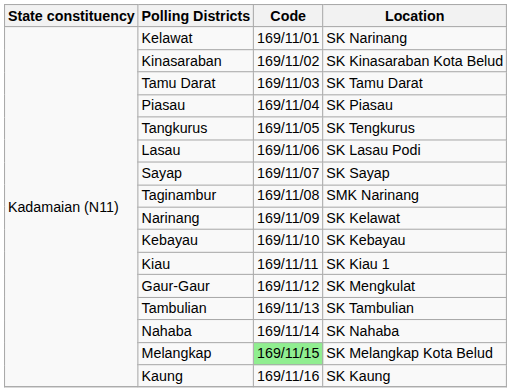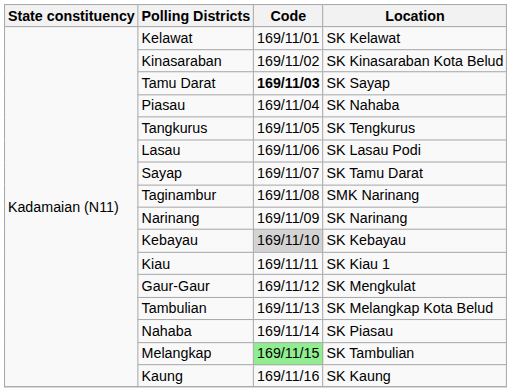(367, 38) SK Narinang -> (363, 38) SK Kelawat
(288, 83) normal -> (288, 83) bold
(374, 83) SK Tamu Darat -> (358, 83) SK Sayap
(360, 105) SK Piasau -> (363, 105) SK Nahaba
(358, 173) SK Sayap -> (375, 173) SK Tamu Darat
(363, 218) SK Kelawat -> (367, 218) SK Narinang
(288, 240) no background -> (288, 240) lightgrey background
(370, 308) SK Tambulian -> (410, 308) SK Melangkap Kota Belud
(363, 331) SK Nahaba -> (360, 331) SK Piasau
(410, 353) SK Melangkap Kota Belud -> (370, 353) SK Tambulian
